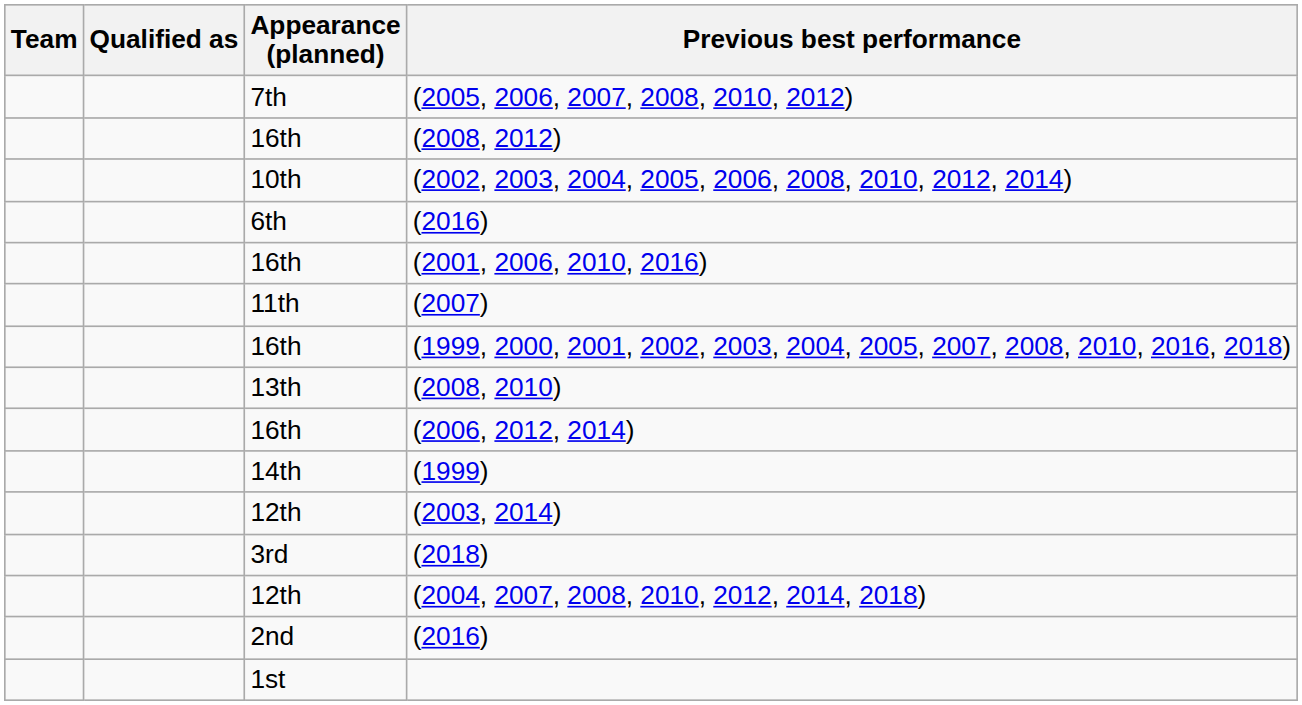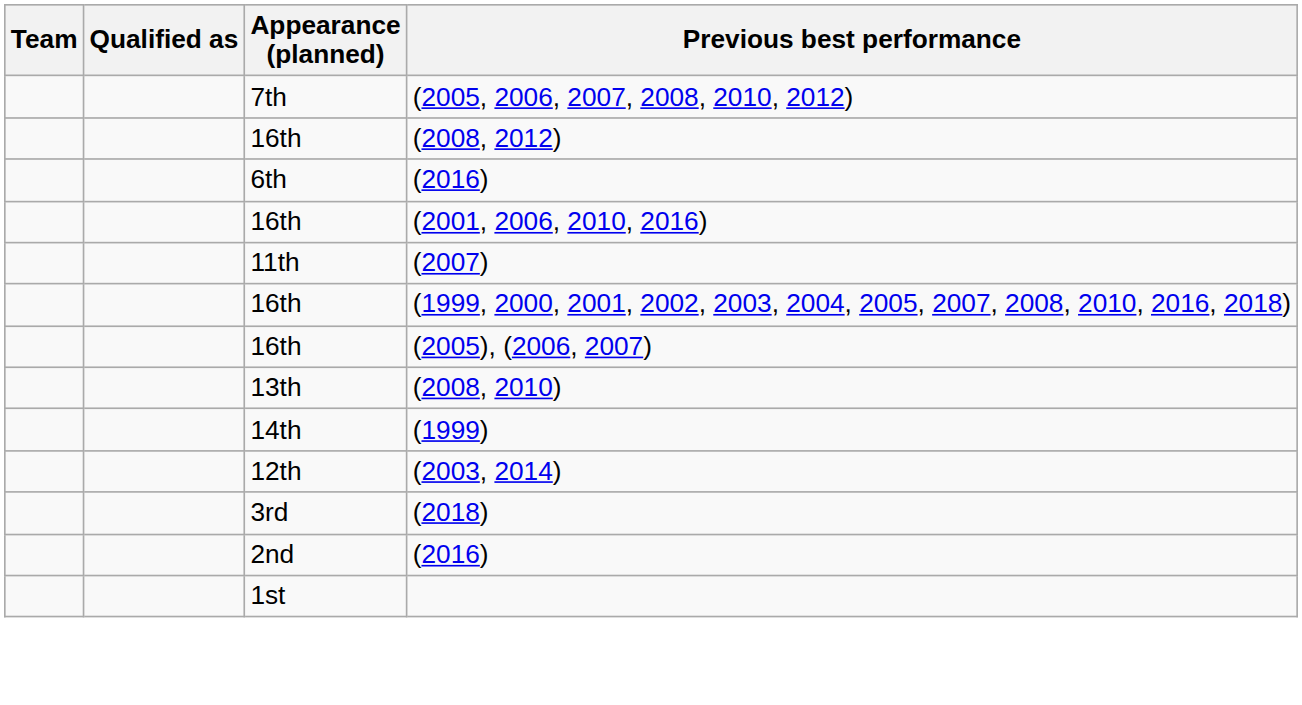- row: (276, 179)
+ row: (276, 346)
- row: (276, 429)
- row: (276, 595)
